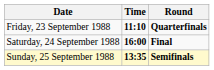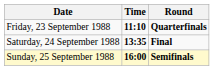(135, 42) 16:00 -> (135, 42) 13:35
(135, 57) 13:35 -> (135, 57) 16:00
